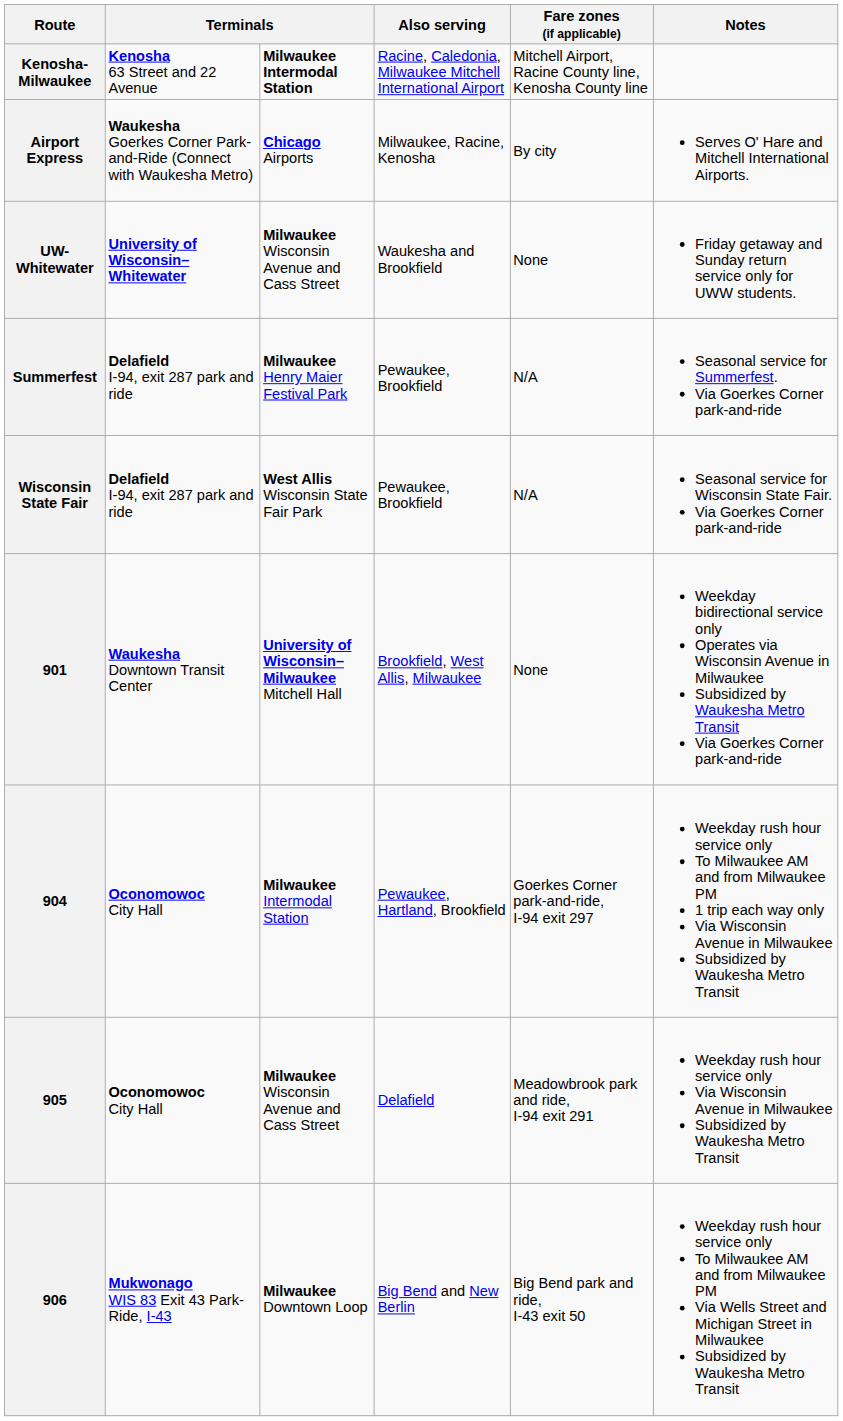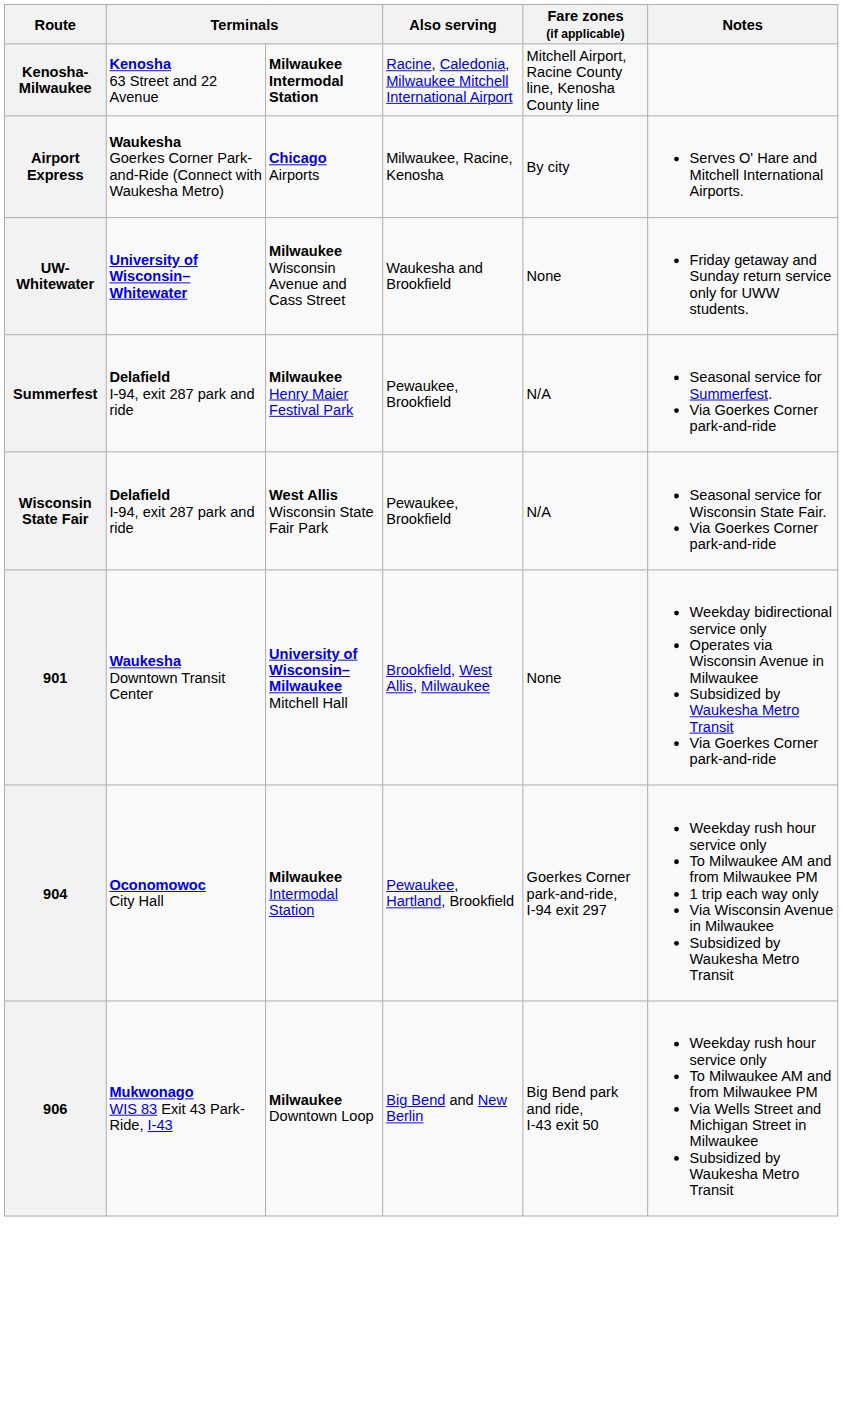- row: (55, 1100)
